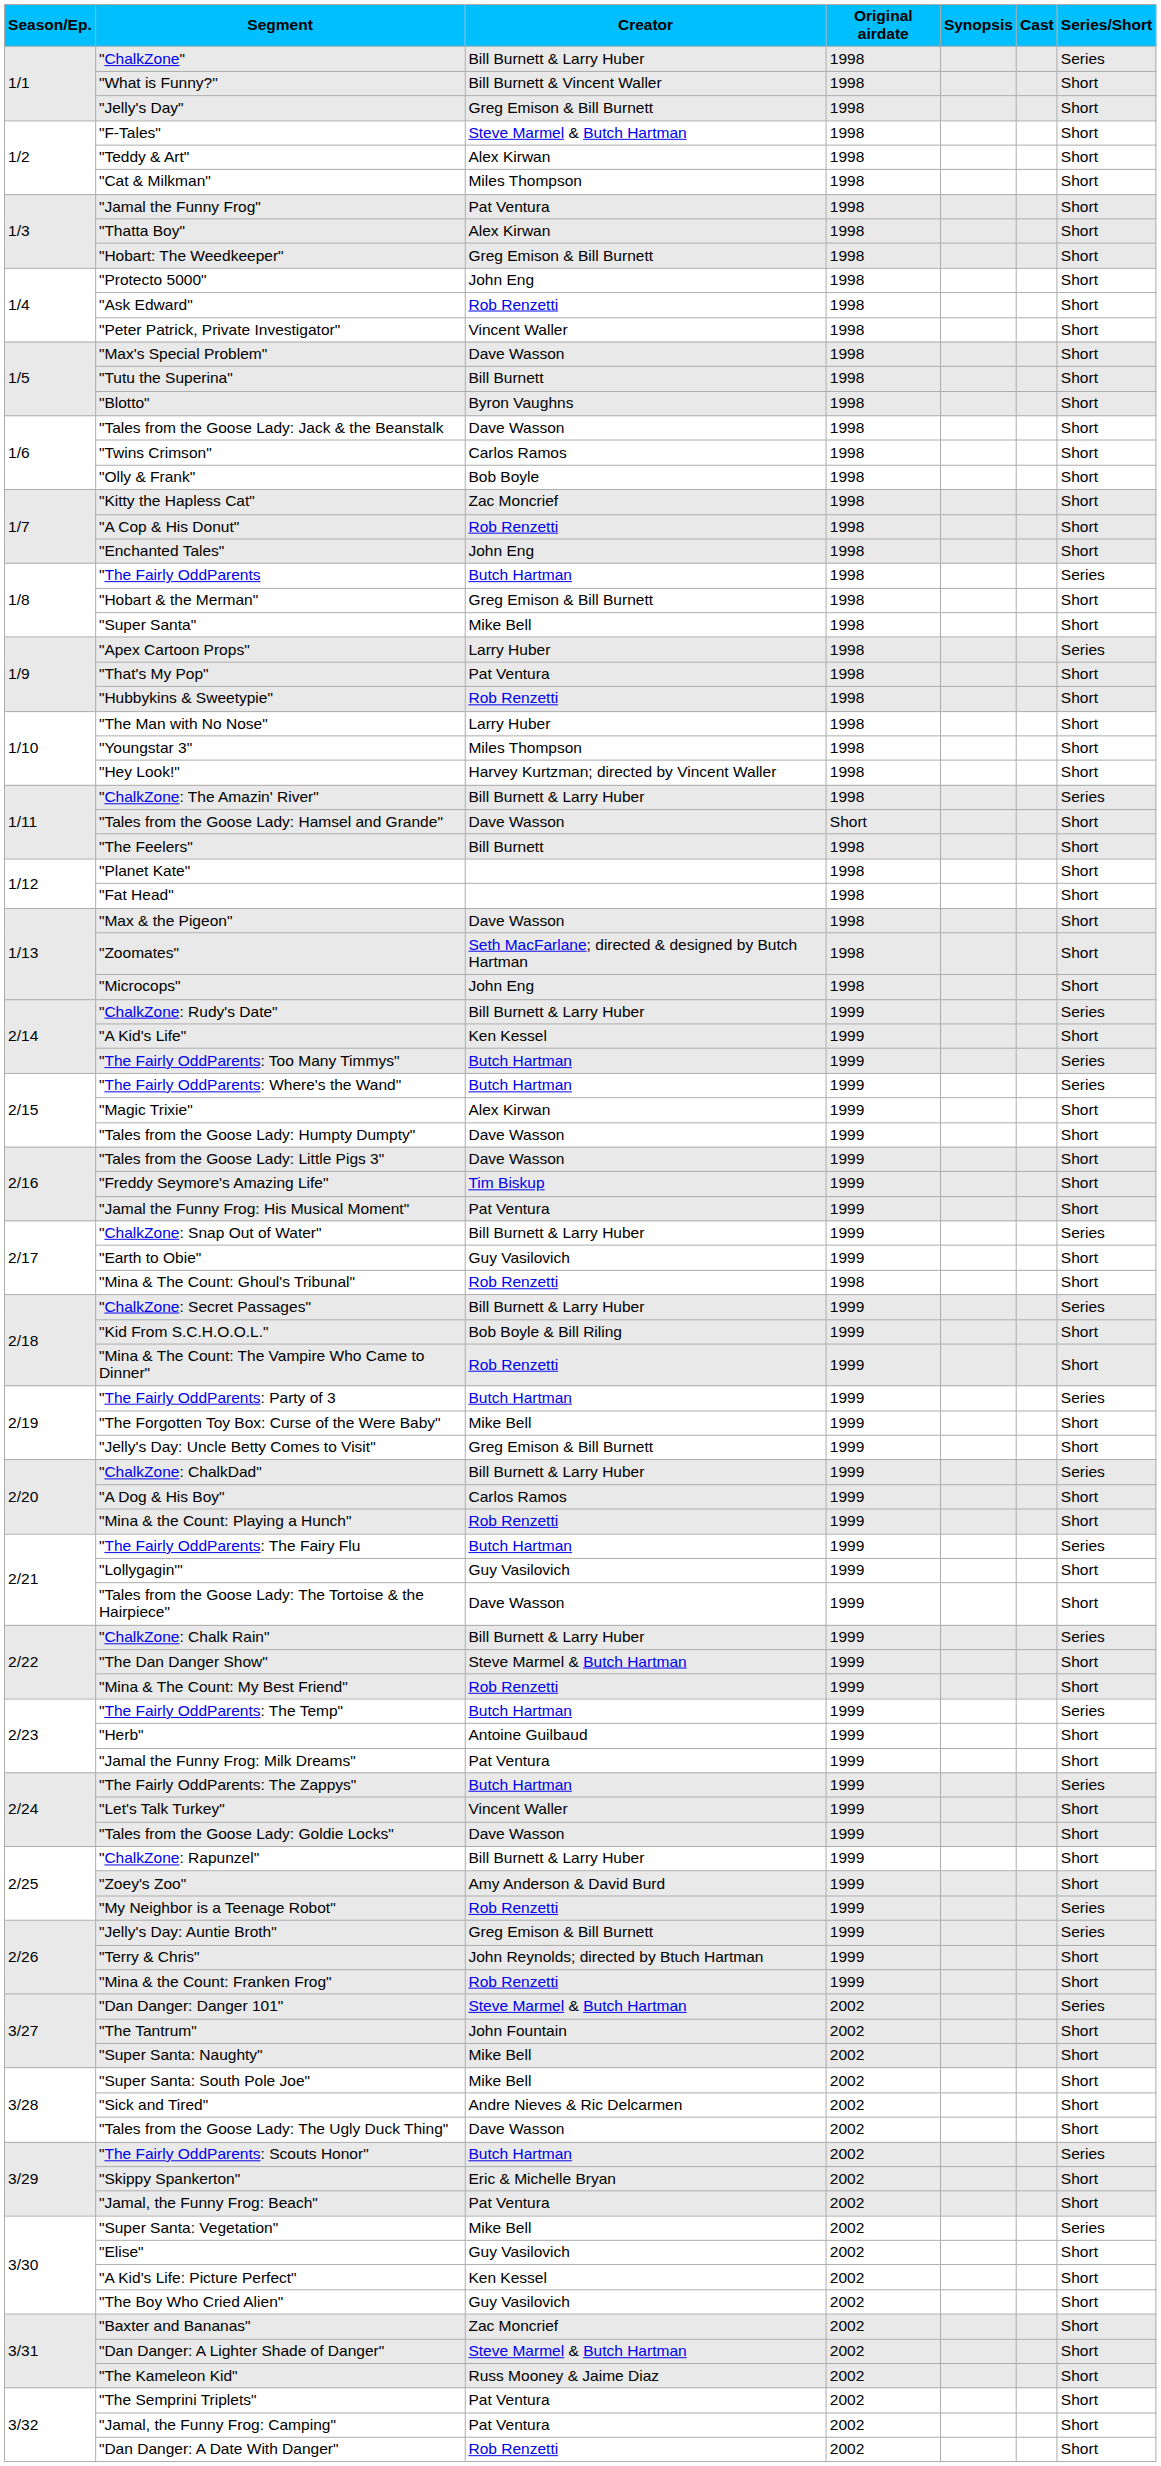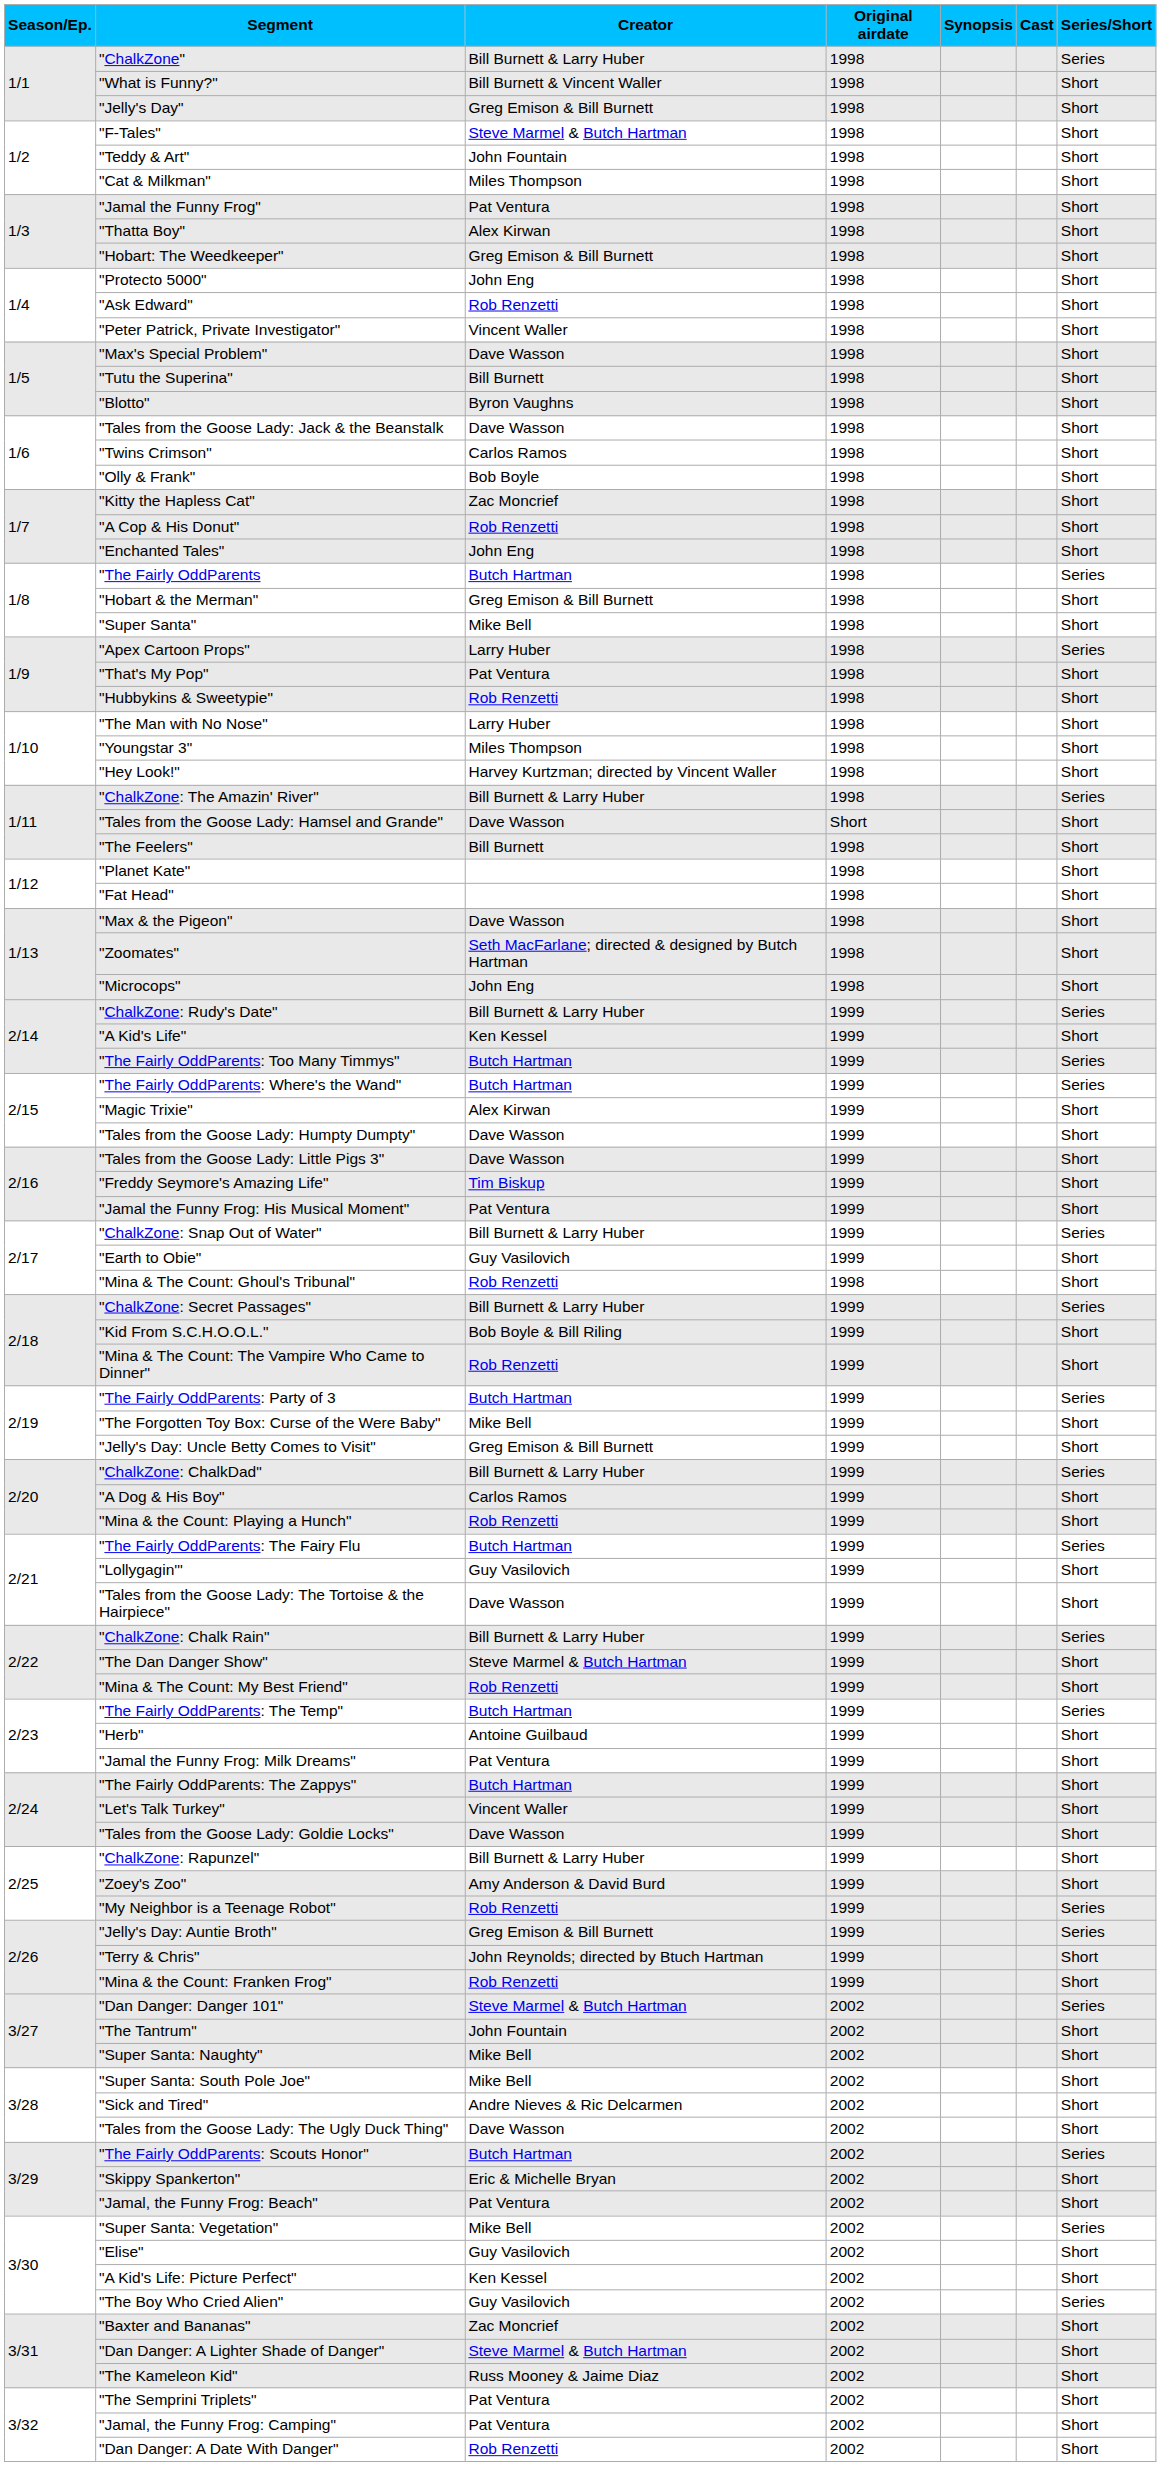(509, 157) Alex Kirwan -> (518, 157) John Fountain
(1083, 1784) Series -> (1079, 1784) Short
(1079, 2301) Short -> (1083, 2301) Series
